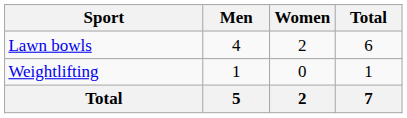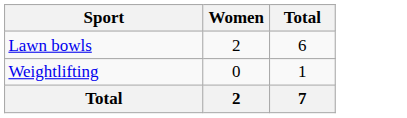- column: (236, 17)
